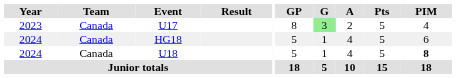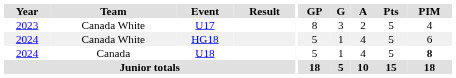(96, 25) Canada -> (113, 25) Canada White
(324, 25) lightgreen background -> (341, 25) no background
(96, 39) Canada -> (113, 39) Canada White
